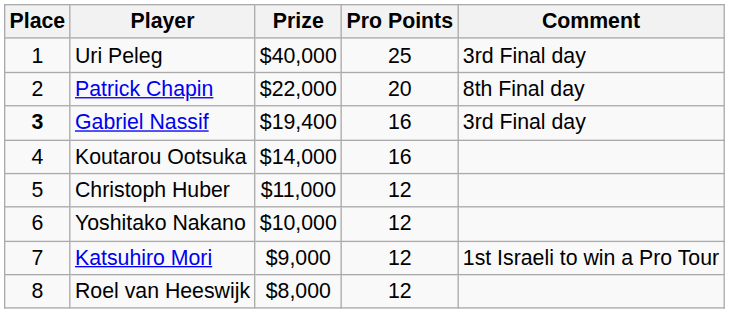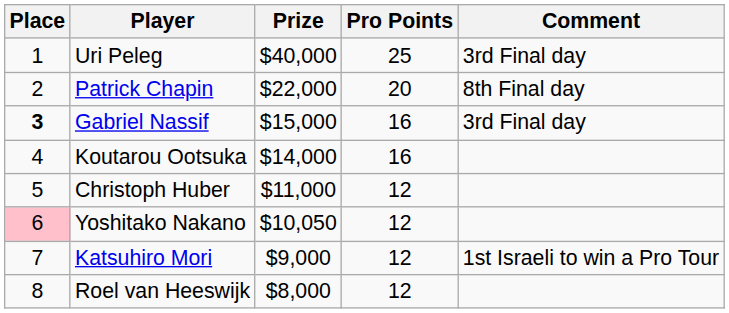(298, 122) $19,400 -> (298, 122) $15,000
(37, 223) no background -> (37, 223) pink background
(298, 223) $10,000 -> (298, 223) $10,050
